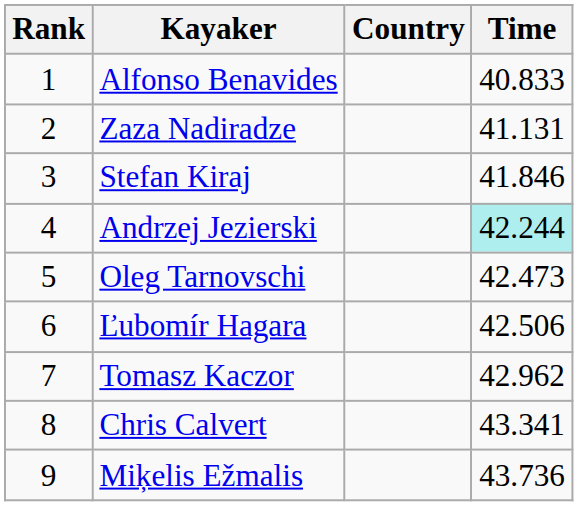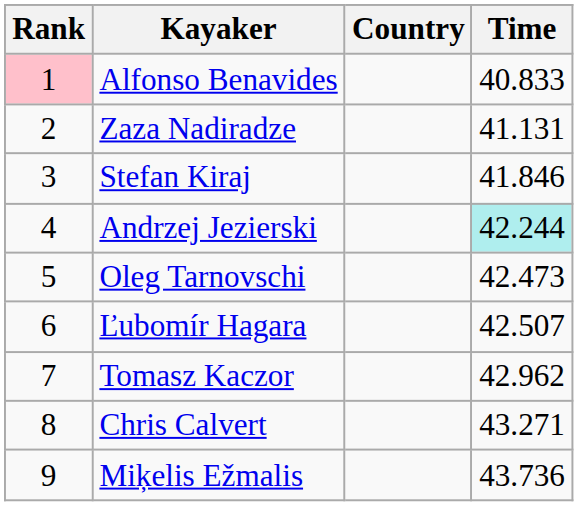(49, 78) no background -> (49, 78) pink background
(522, 326) 42.506 -> (522, 326) 42.507
(522, 425) 43.341 -> (522, 425) 43.271
